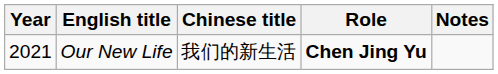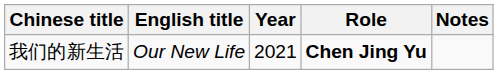columns swapped: (30, 19) <-> (239, 19)
